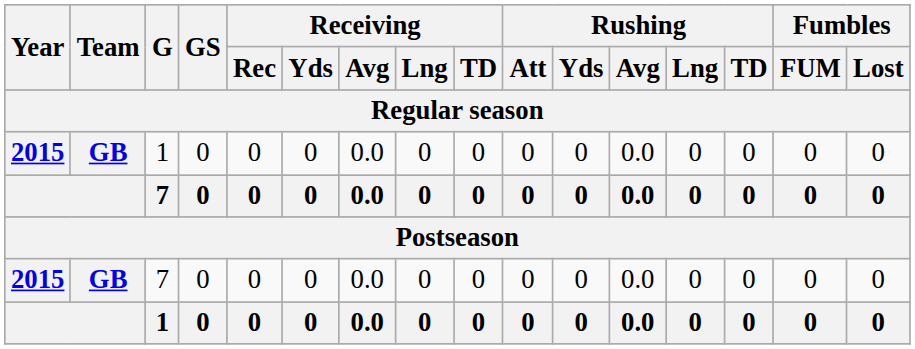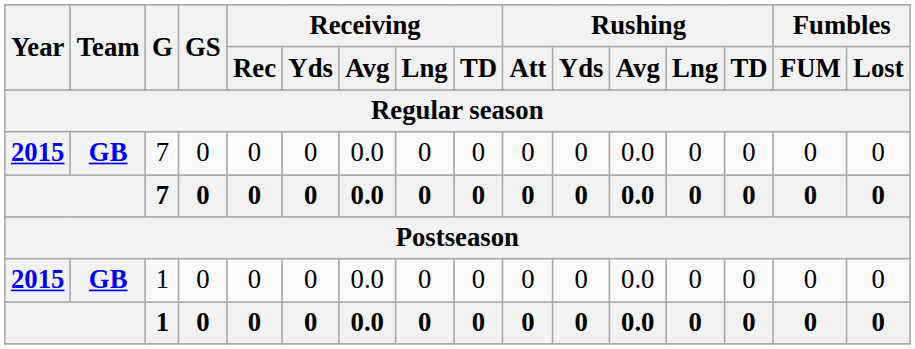rows swapped: (38, 279) <-> (38, 152)
